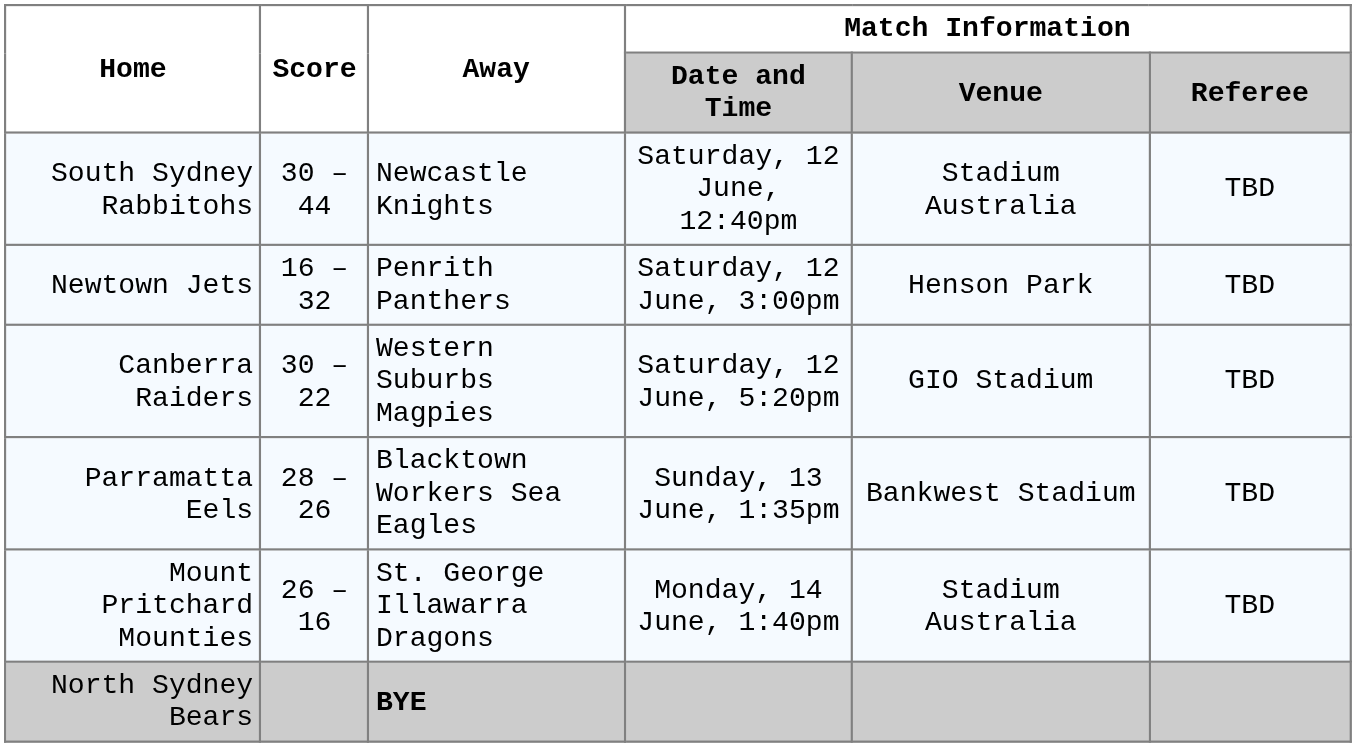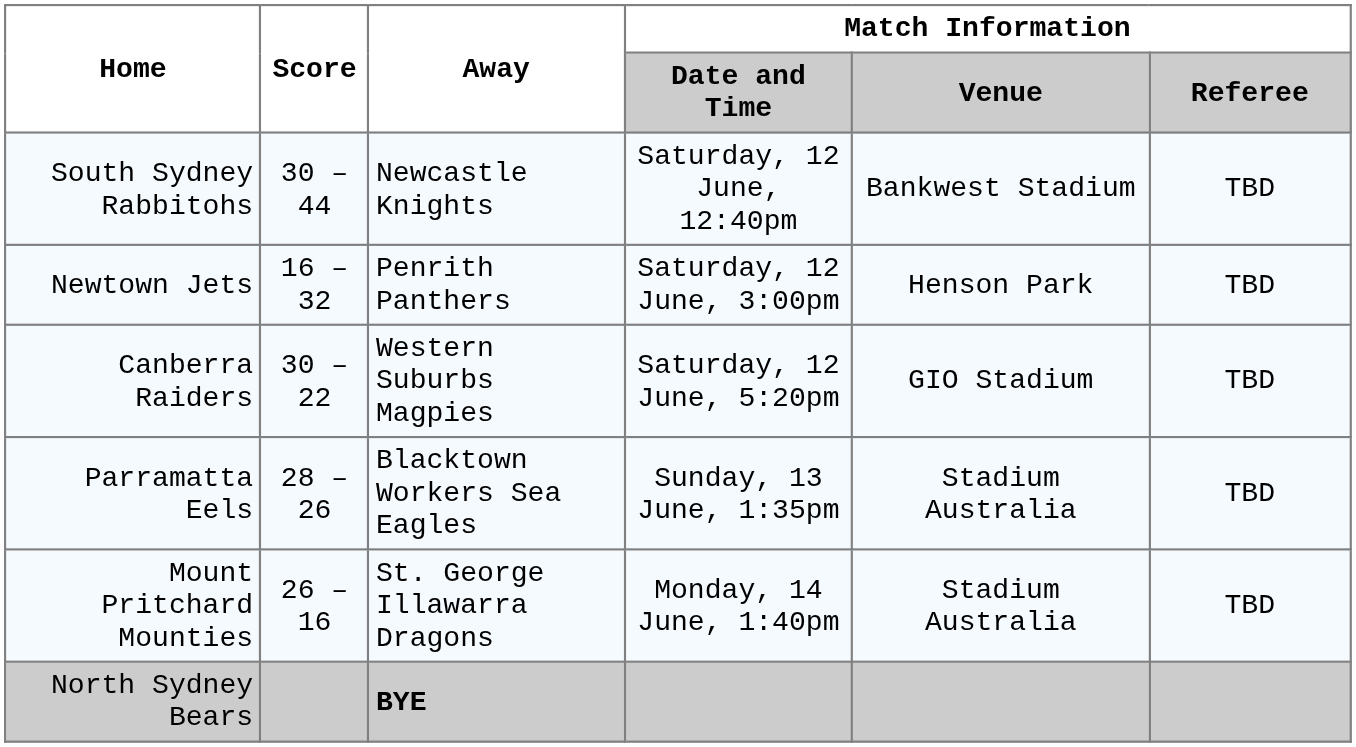(1001, 189) Stadium Australia -> (1001, 189) Bankwest Stadium
(1001, 493) Bankwest Stadium -> (1001, 493) Stadium Australia
